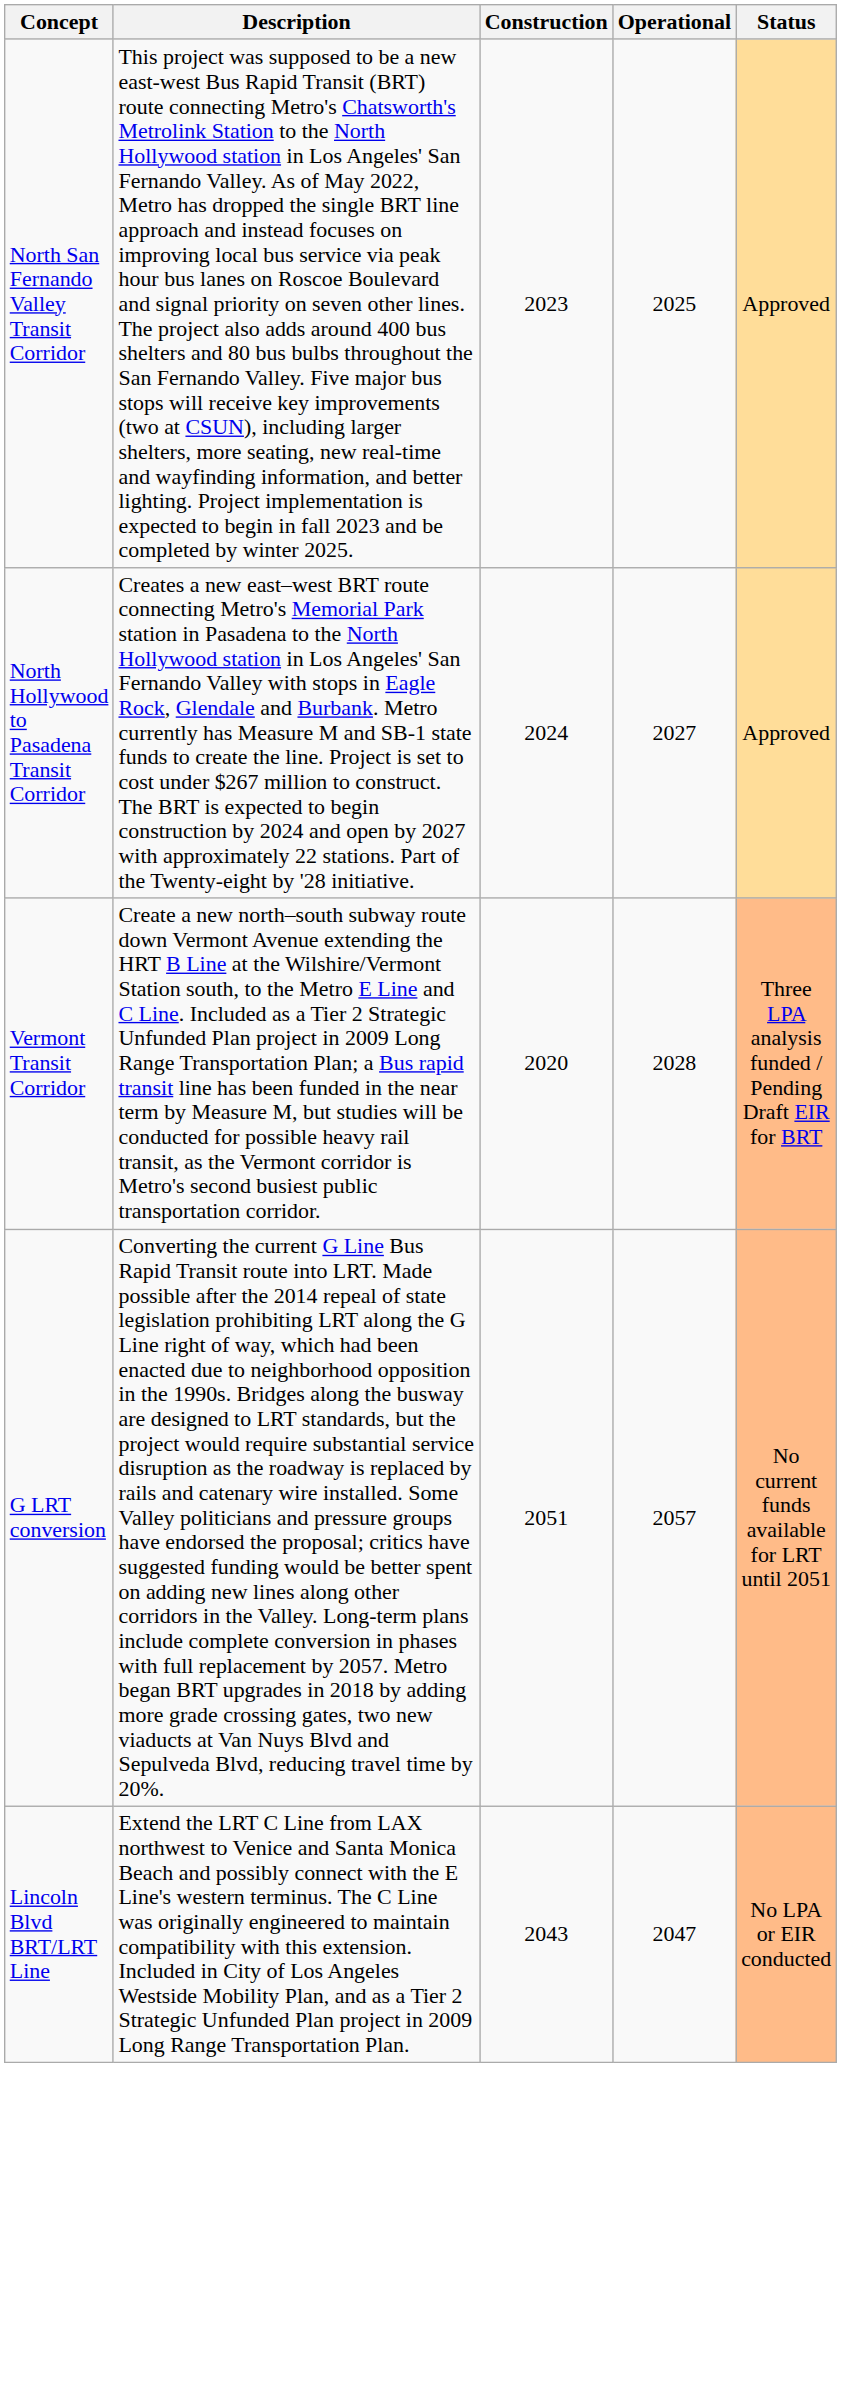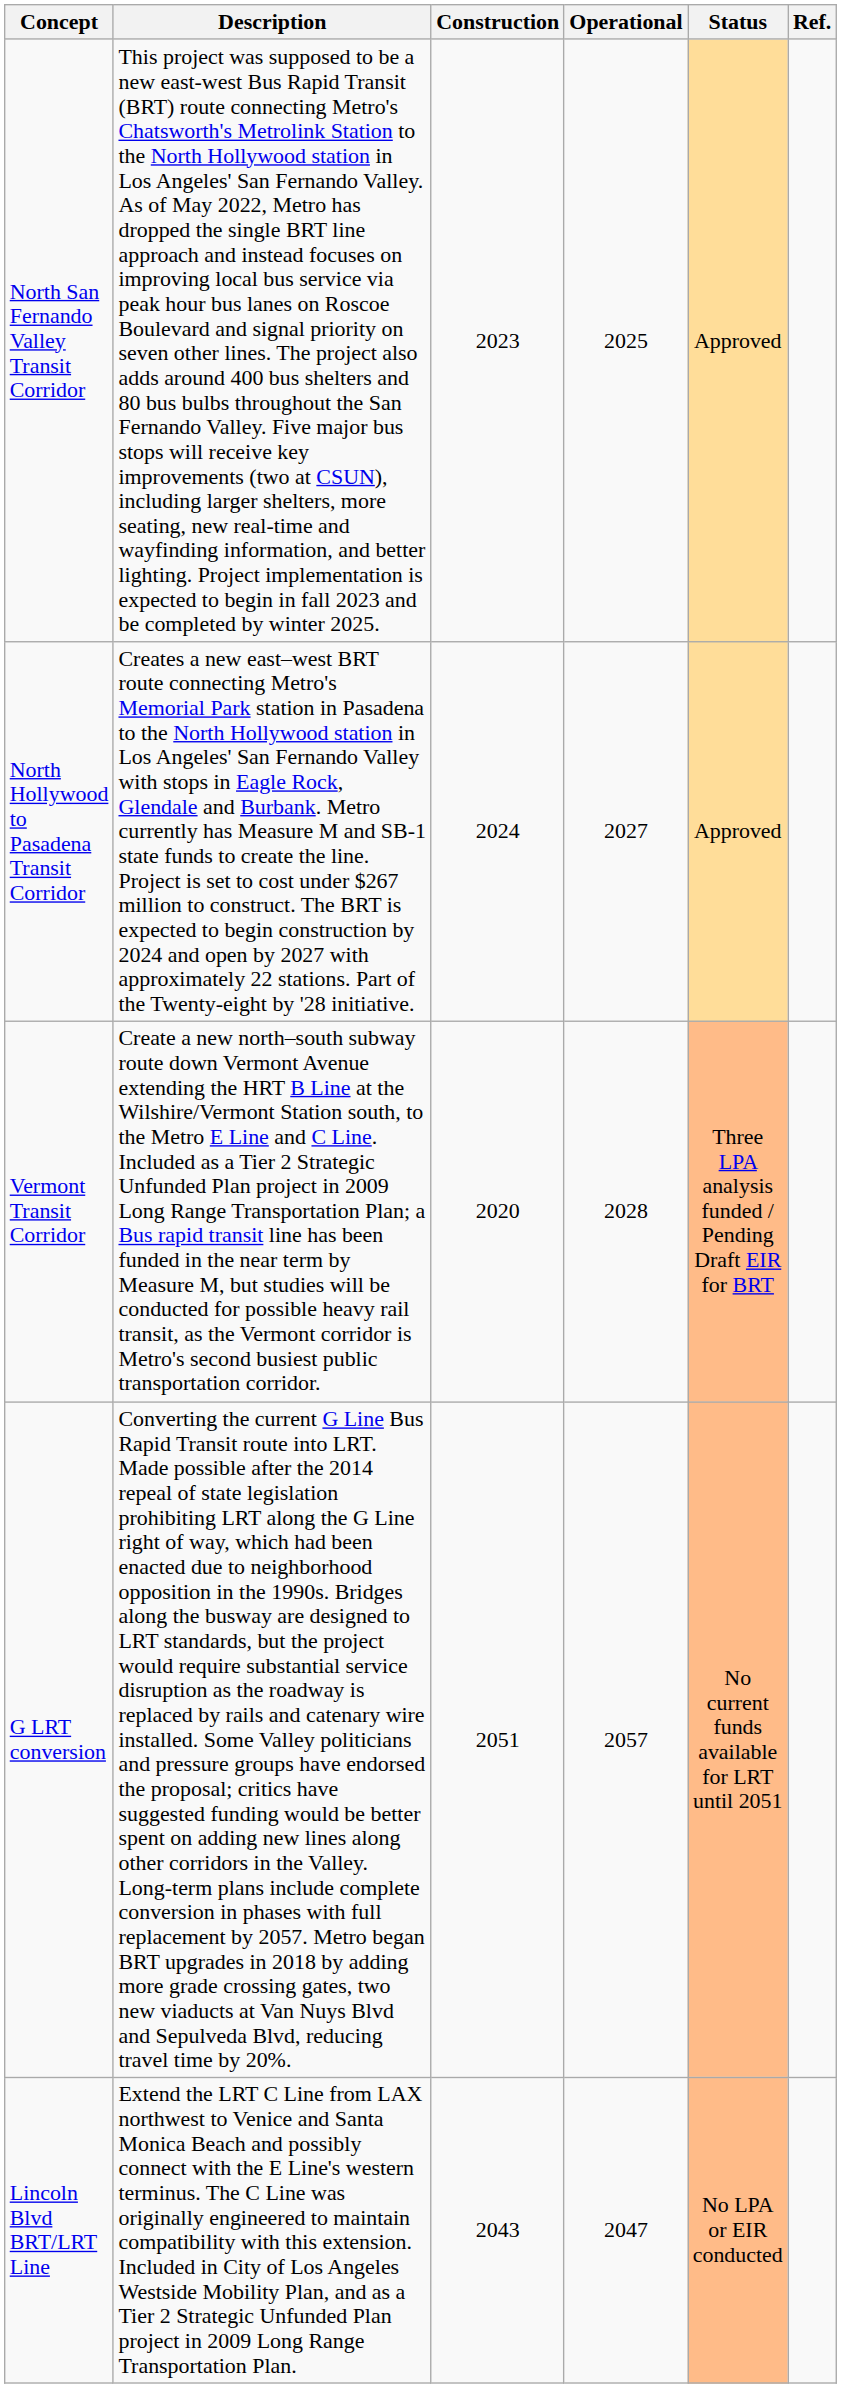+ column: (812, 21)
